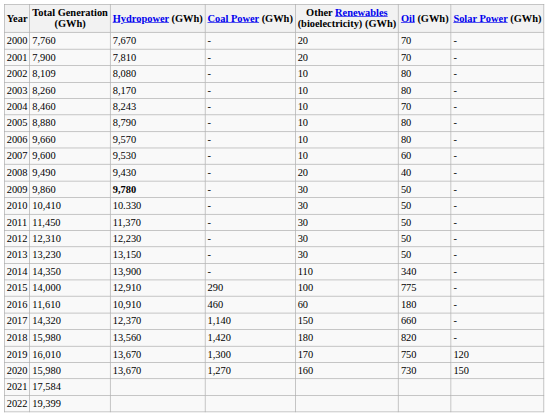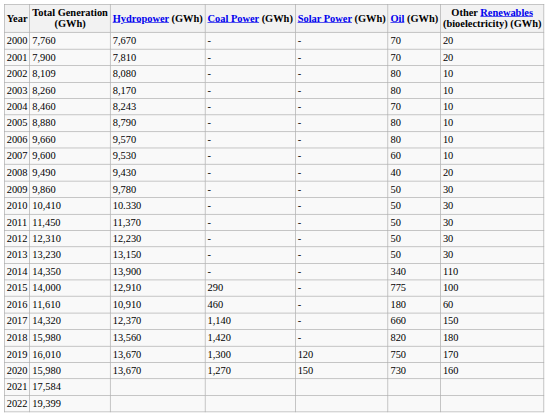columns swapped: (497, 18) <-> (347, 18)
(124, 189) bold -> (124, 189) normal
